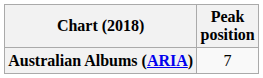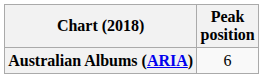(228, 60) 7 -> (228, 60) 6
